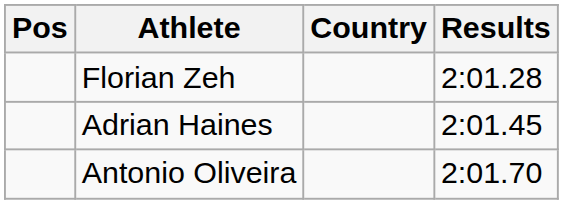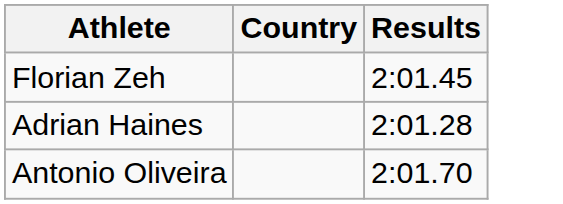- column: (40, 28)
(492, 76) 2:01.28 -> (422, 76) 2:01.45
(492, 125) 2:01.45 -> (422, 125) 2:01.28
